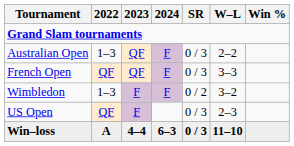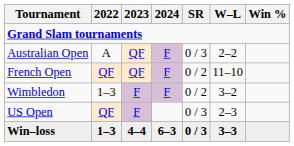(106, 53) 1–3 -> (106, 53) A
(196, 72) 0 / 3 -> (196, 72) 0 / 2
(228, 72) 3–3 -> (228, 72) 11–10
(106, 131) A -> (106, 131) 1–3
(228, 131) 11–10 -> (228, 131) 3–3
